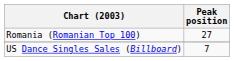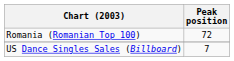(207, 35) 27 -> (207, 35) 72
